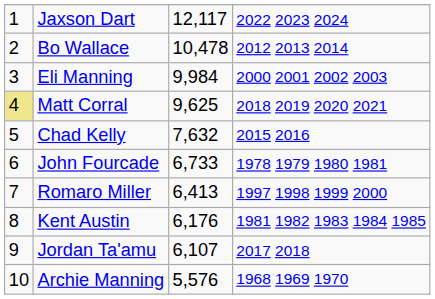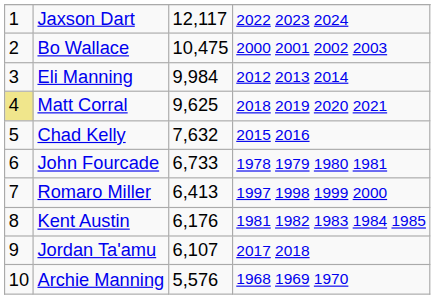(201, 47) 10,478 -> (201, 47) 10,475
(292, 48) 2012 2013 2014 -> (312, 48) 2000 2001 2002 2003
(312, 77) 2000 2001 2002 2003 -> (292, 77) 2012 2013 2014
